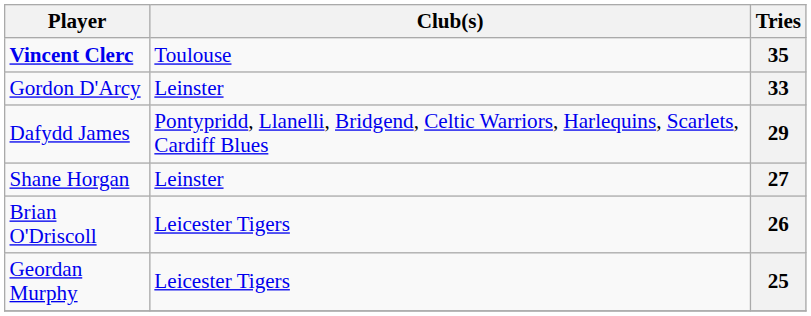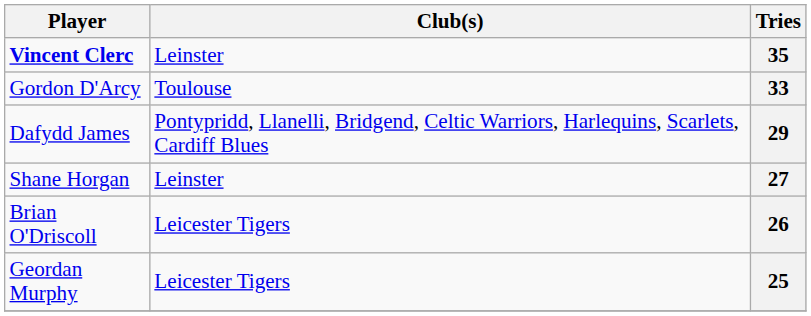(193, 54) Toulouse -> (189, 54) Leinster
(189, 88) Leinster -> (193, 88) Toulouse
